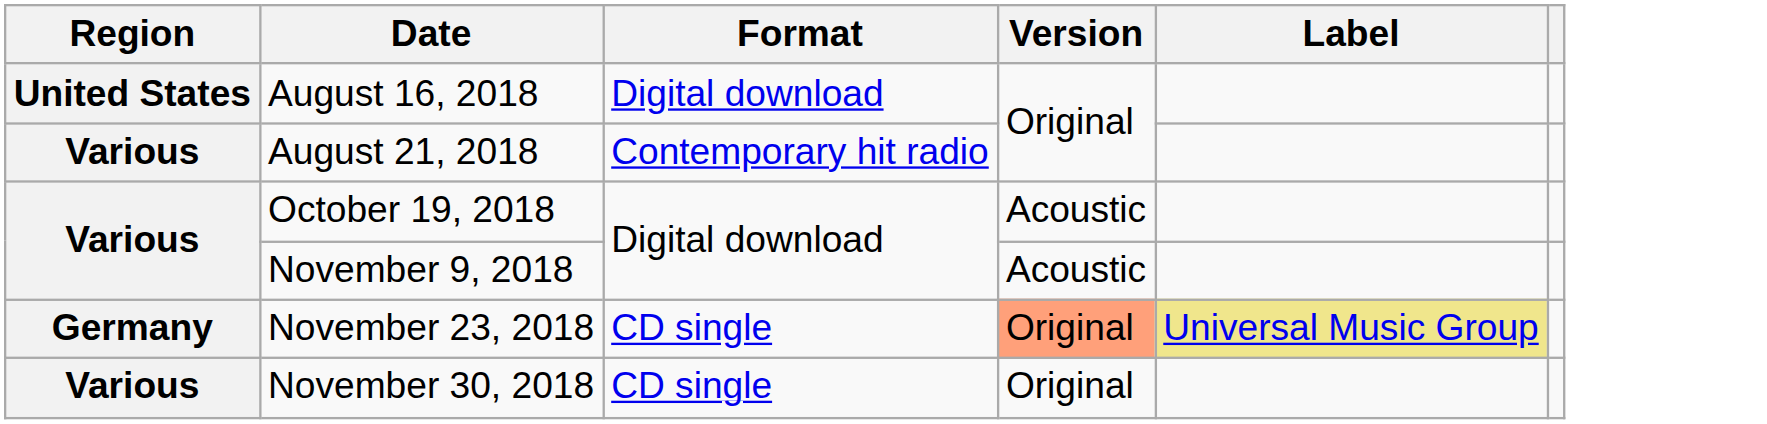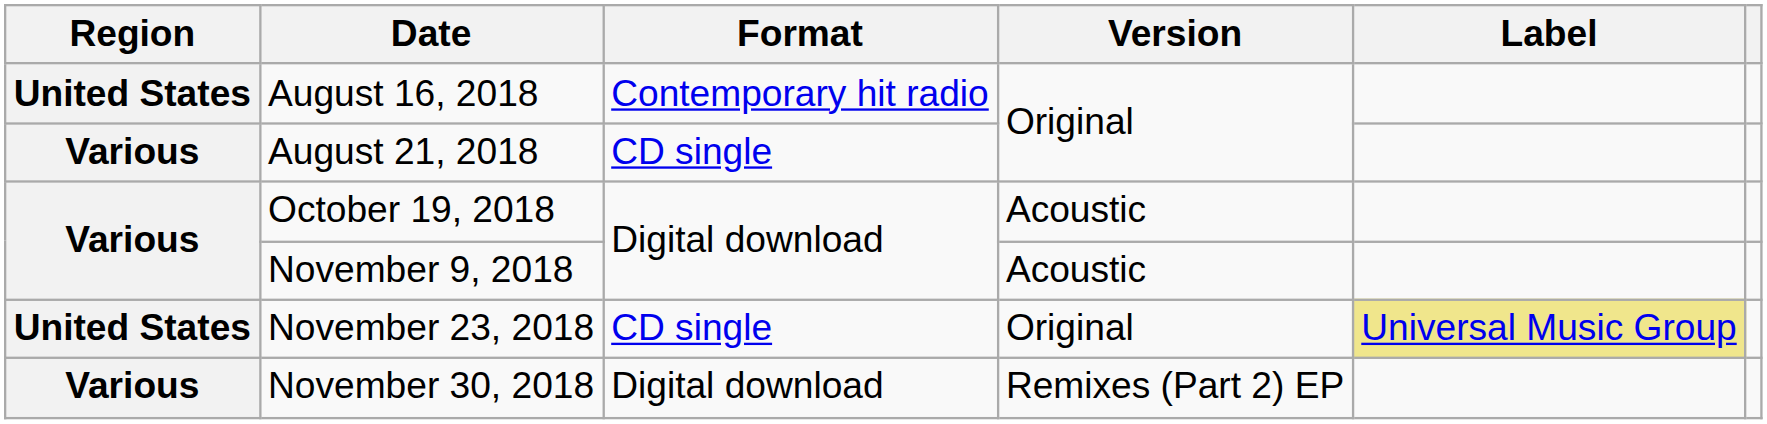(747, 92) Digital download -> (800, 92) Contemporary hit radio
(800, 151) Contemporary hit radio -> (692, 151) CD single
(132, 328) Germany -> (132, 328) United States
(1070, 328) lightsalmon background -> (1070, 328) no background
(692, 387) CD single -> (747, 387) Digital download
(1070, 387) Original -> (1175, 387) Remixes (Part 2) EP
